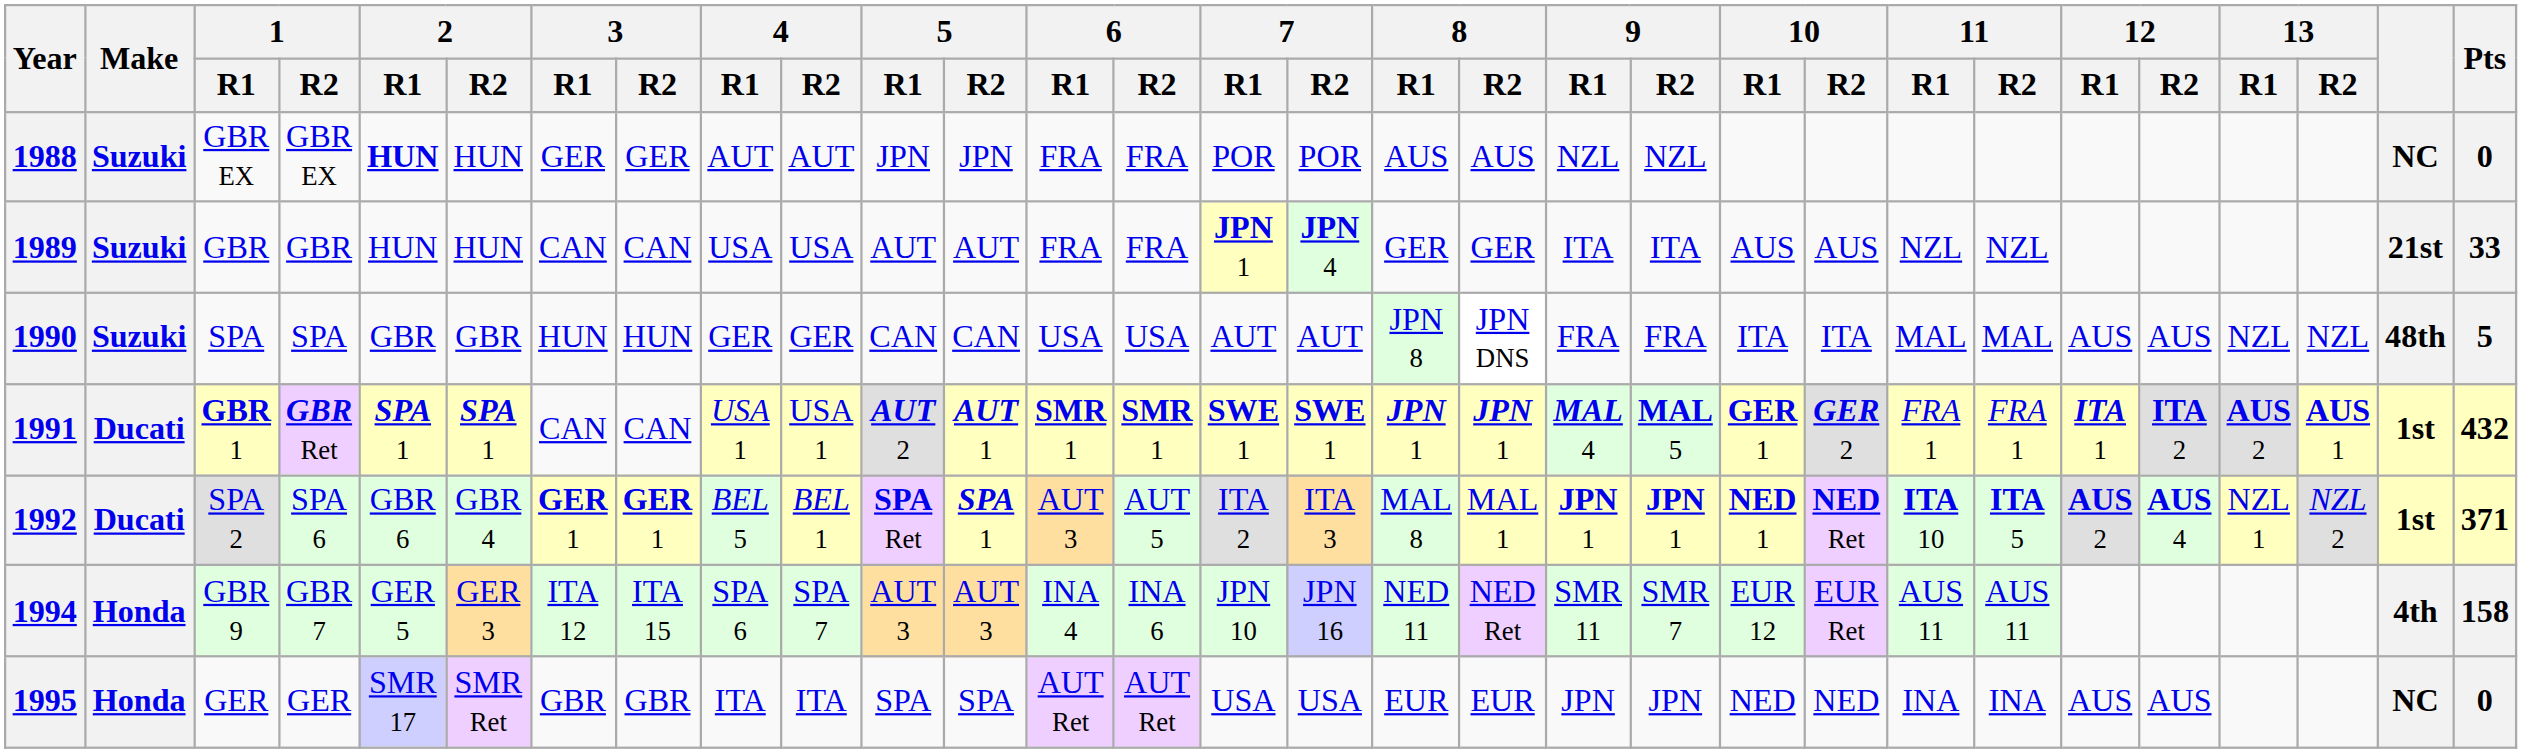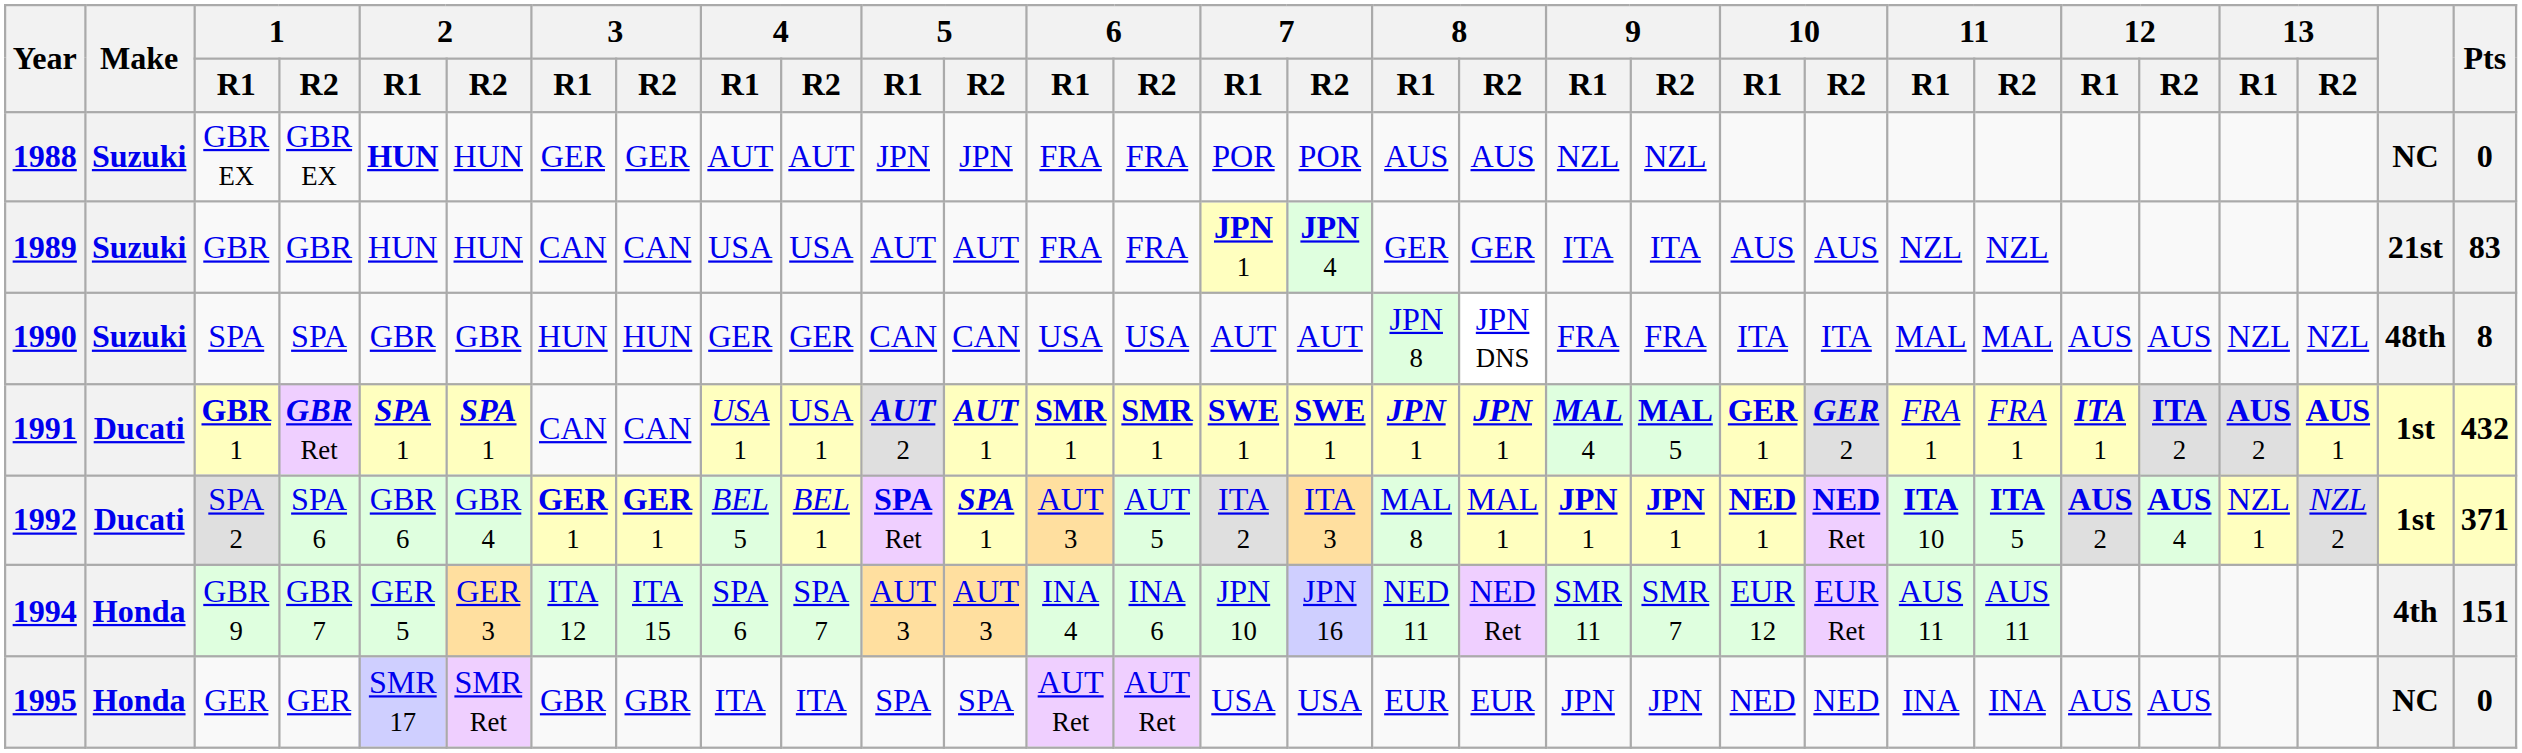(2485, 247) 33 -> (2485, 247) 83
(2485, 337) 5 -> (2485, 337) 8
(2485, 610) 158 -> (2485, 610) 151
